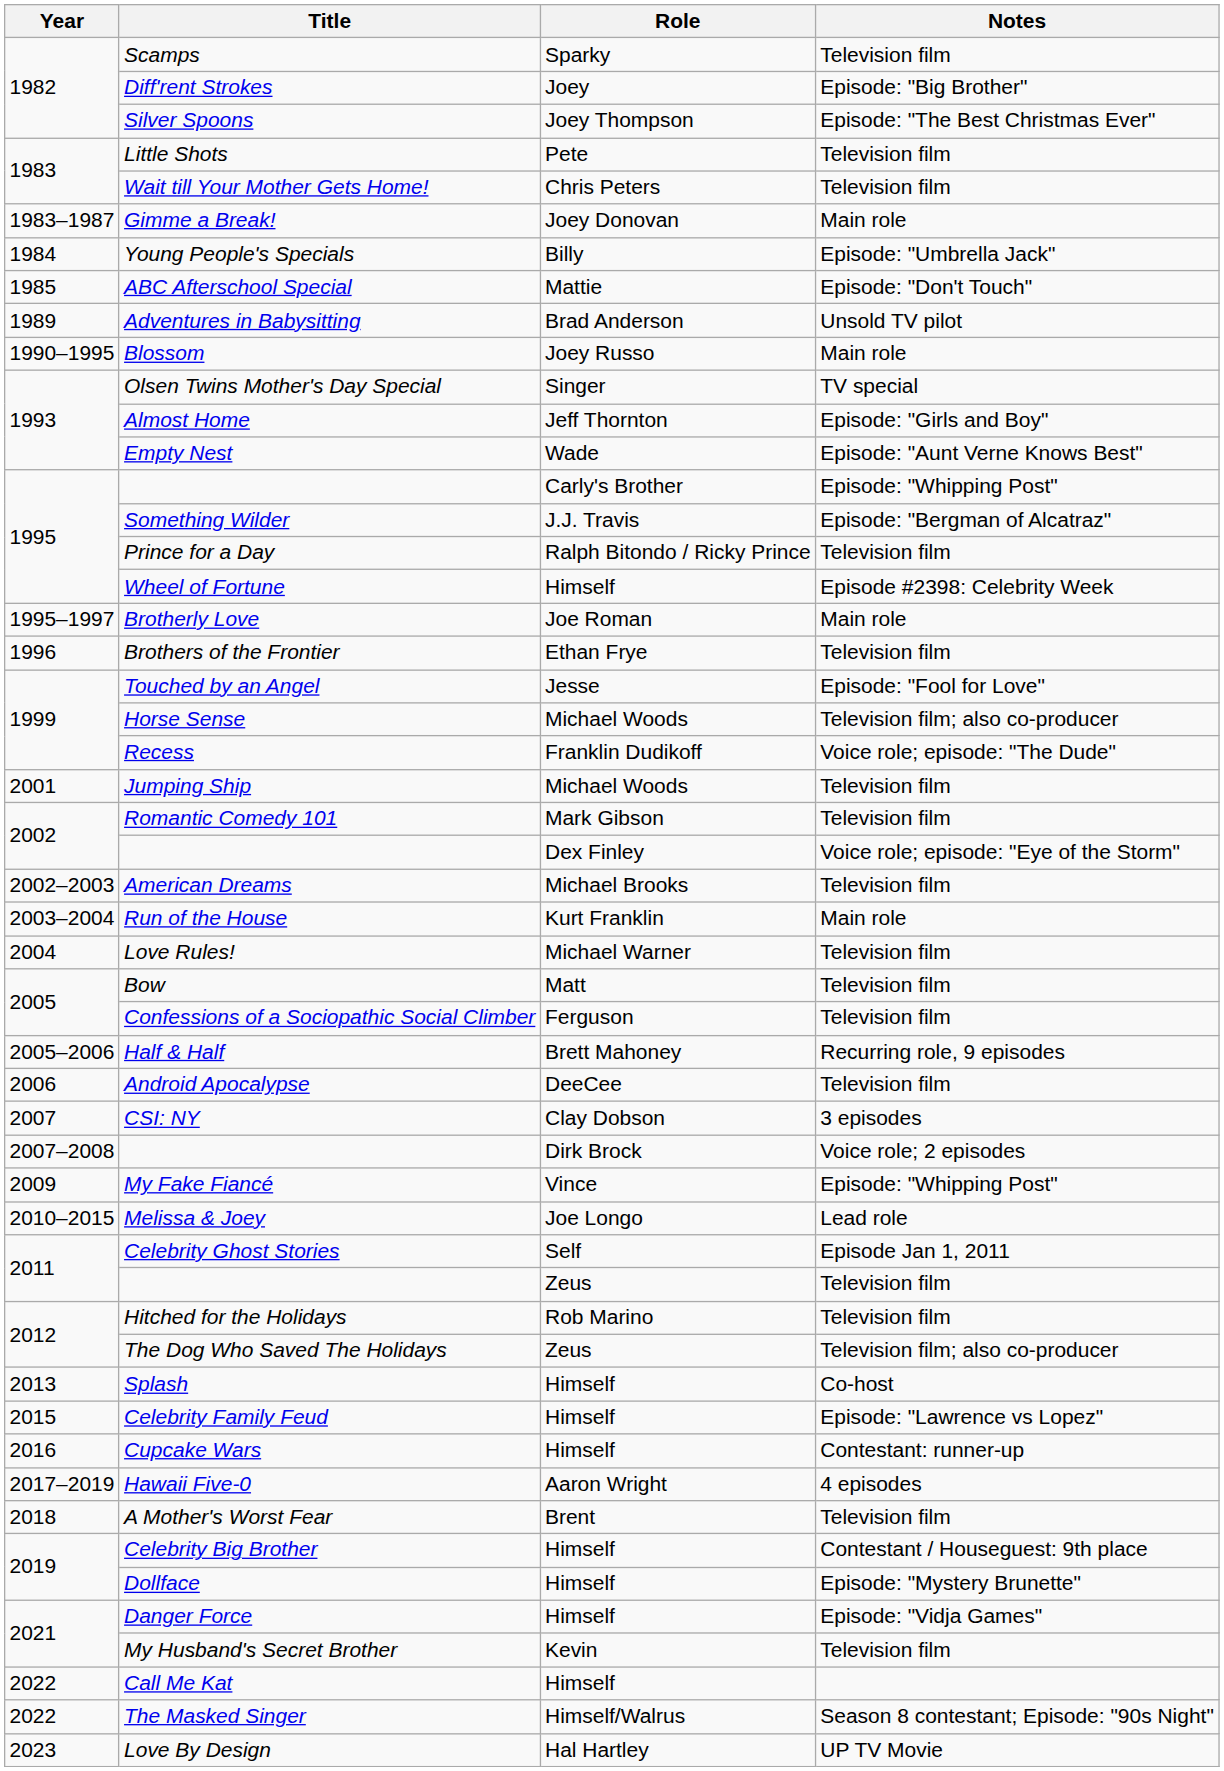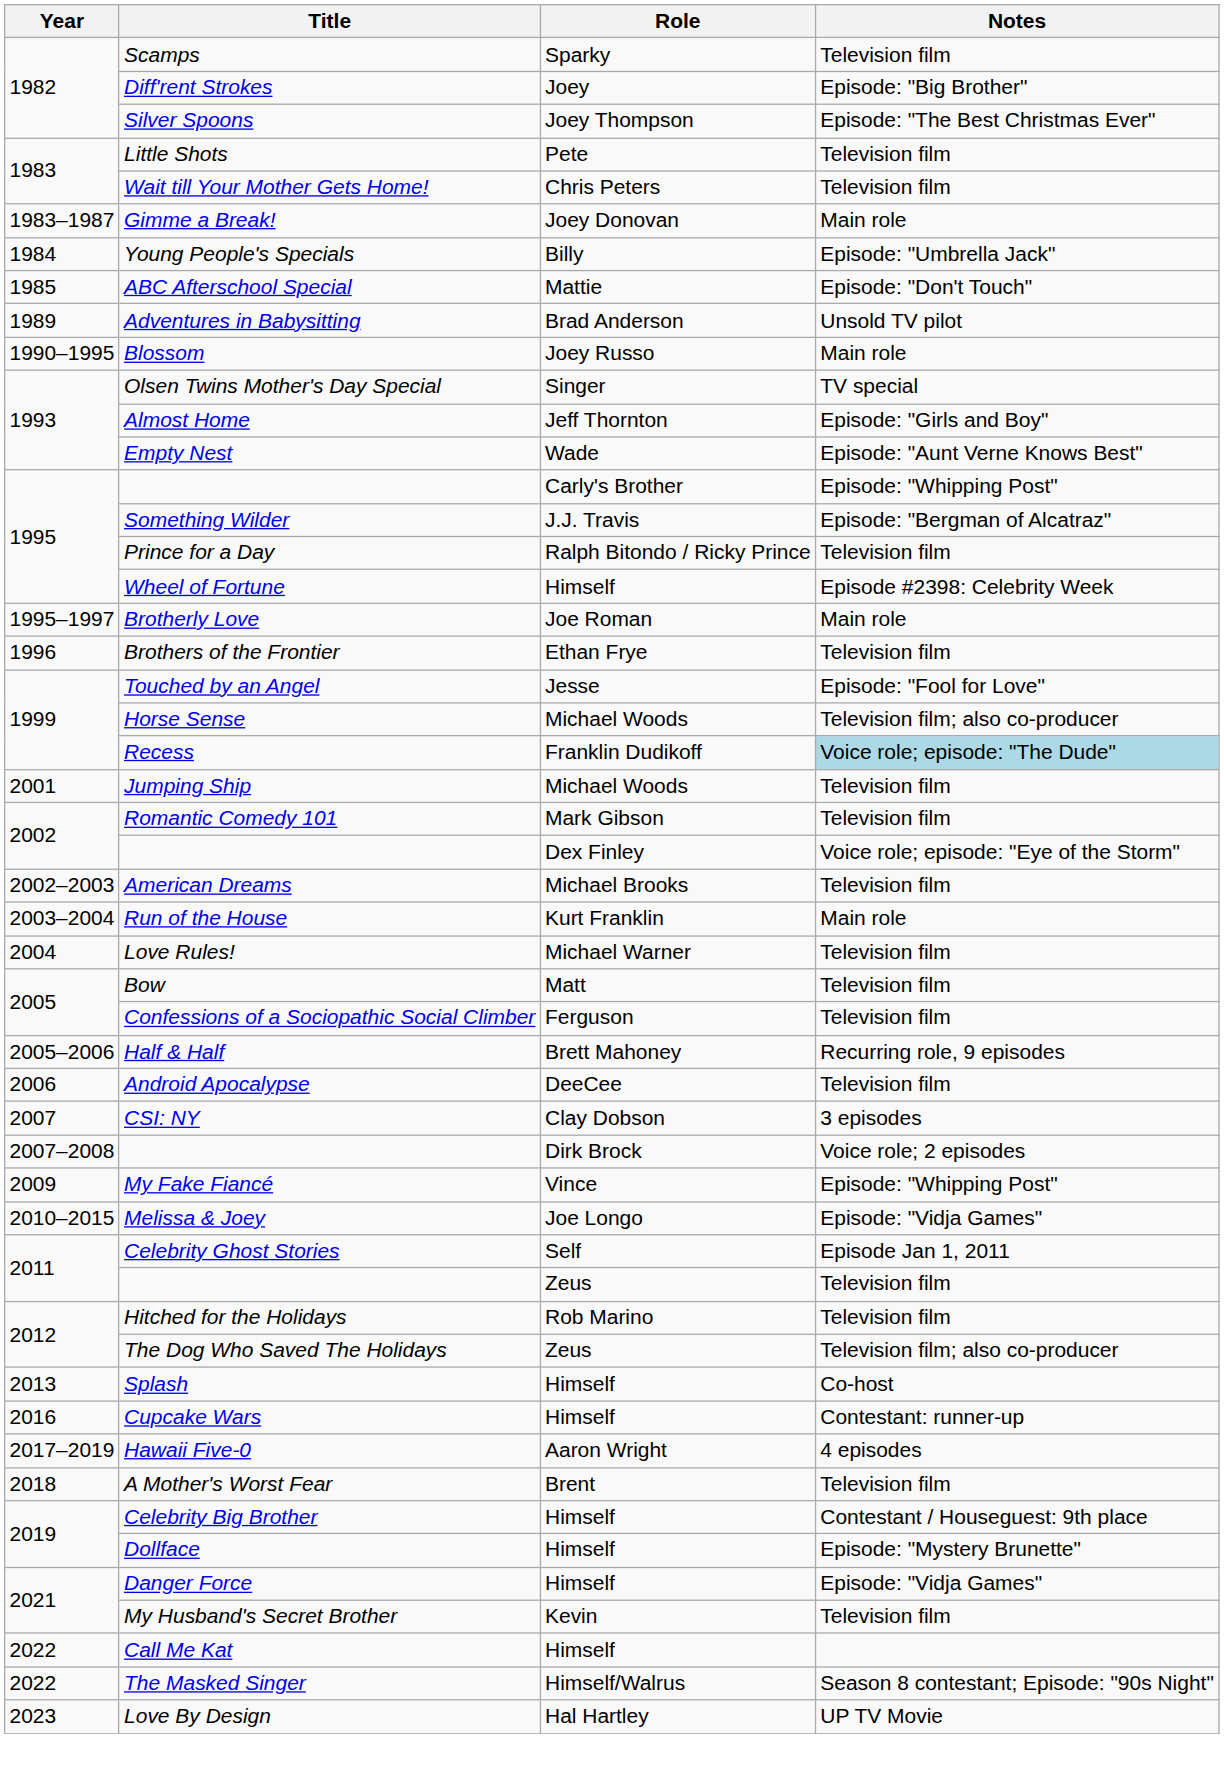(968, 752) no background -> (968, 752) lightblue background
(864, 1217) Lead role -> (931, 1217) Episode: "Vidja Games"
- row: (226, 1417)
